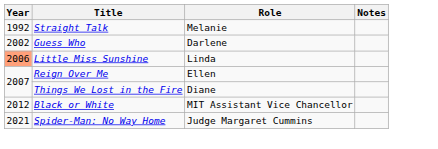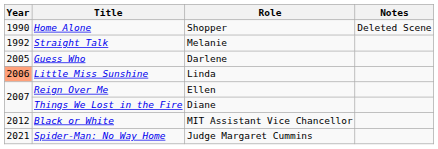+ row: (63, 28)
(18, 43) 2002 -> (18, 58) 2005
